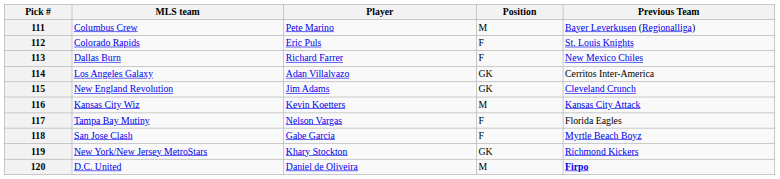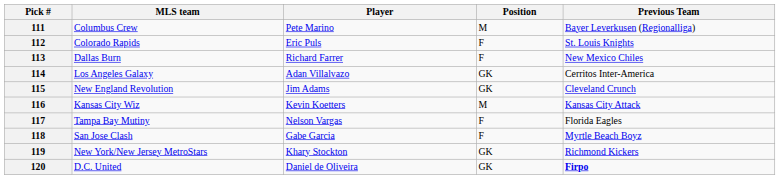(483, 167) M -> (485, 167) GK
